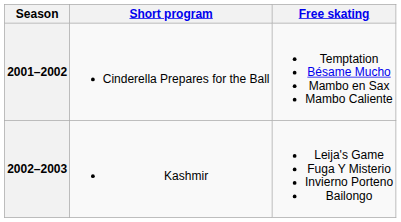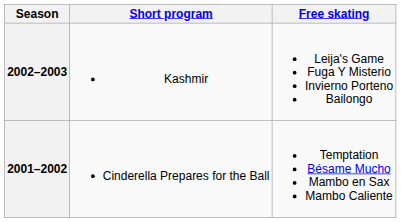rows swapped: (37, 169) <-> (37, 72)
